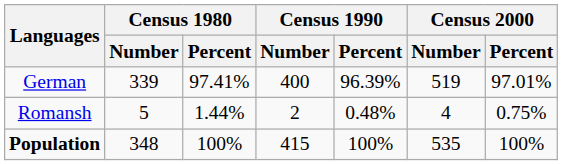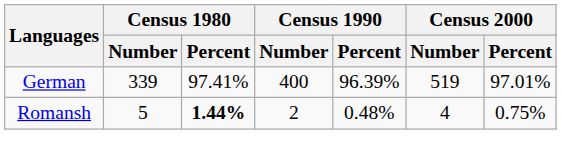(219, 112) normal -> (218, 112) bold
- row: (55, 143)
